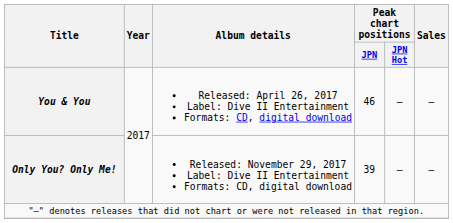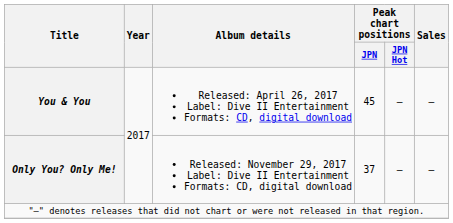(369, 101) 46 -> (369, 101) 45
(369, 169) 39 -> (369, 169) 37
